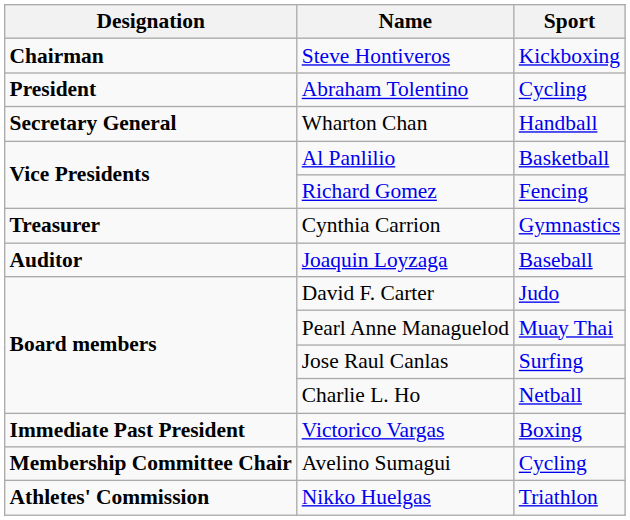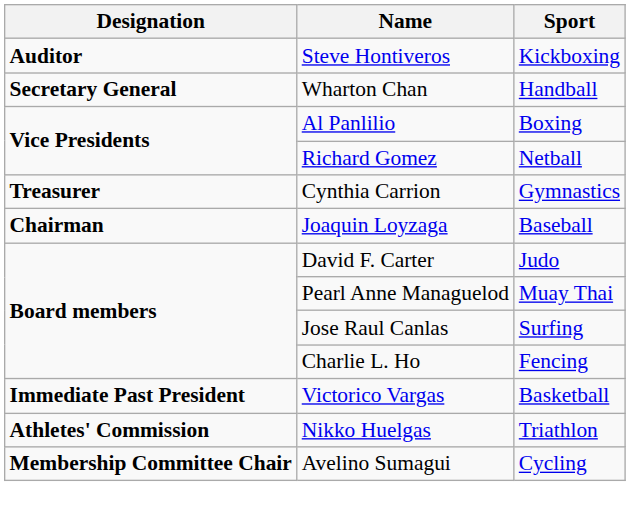(57, 55) Chairman -> (46, 55) Auditor
- row: (385, 89)
(564, 157) Basketball -> (550, 123) Boxing
(553, 191) Fencing -> (550, 157) Netball
(46, 259) Auditor -> (57, 225) Chairman
(550, 395) Netball -> (553, 361) Fencing
(550, 429) Boxing -> (564, 395) Basketball
rows swapped: (366, 497) <-> (376, 463)
